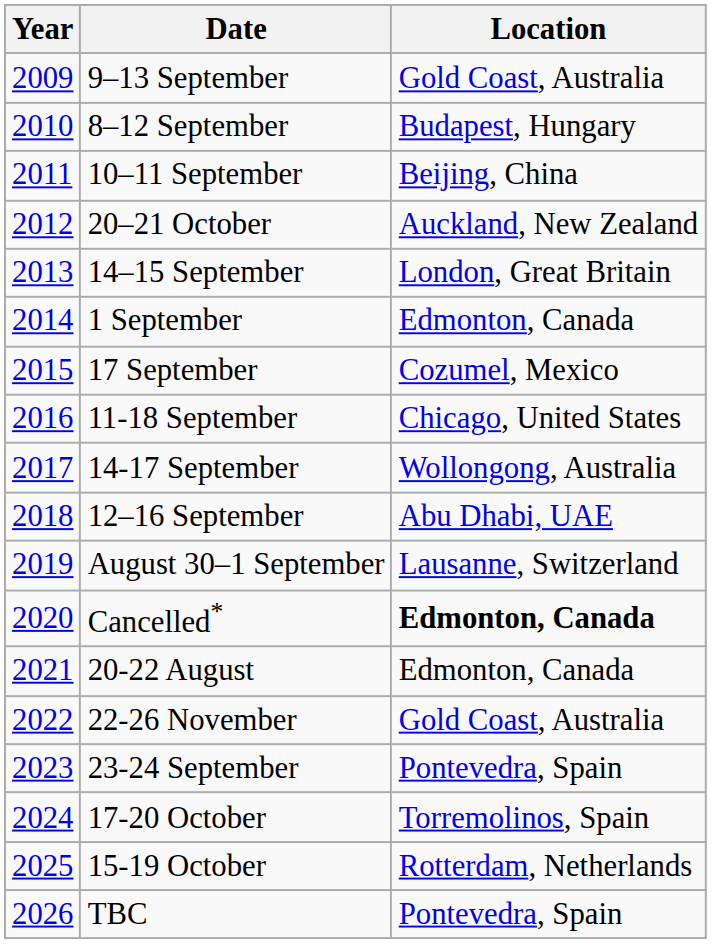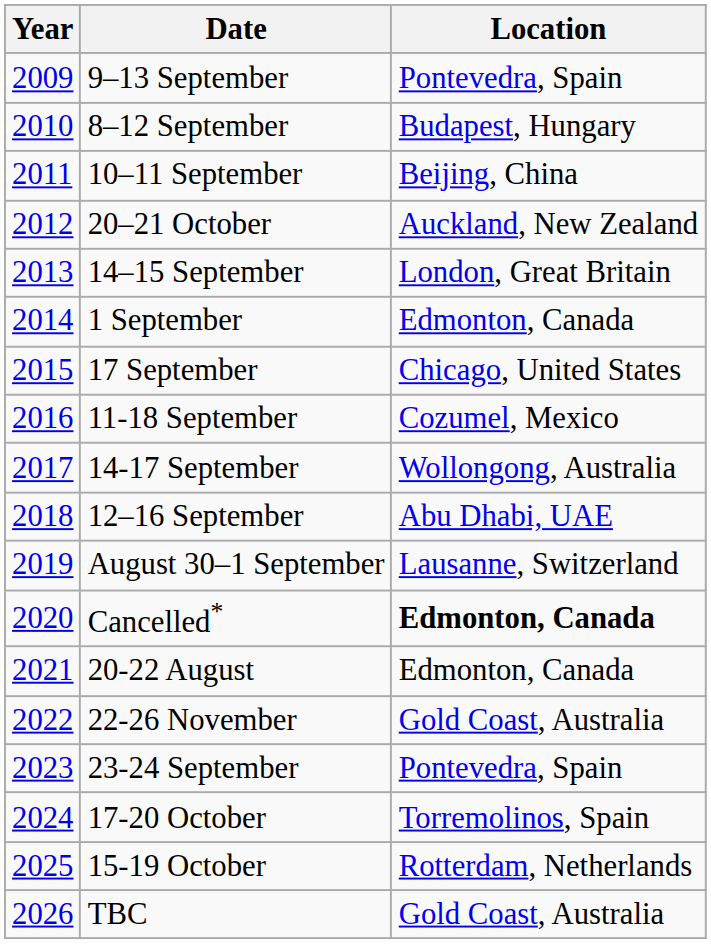(531, 77) Gold Coast, Australia -> (511, 77) Pontevedra, Spain
(509, 369) Cozumel, Mexico -> (540, 369) Chicago, United States
(540, 418) Chicago, United States -> (509, 418) Cozumel, Mexico
(511, 914) Pontevedra, Spain -> (531, 914) Gold Coast, Australia
